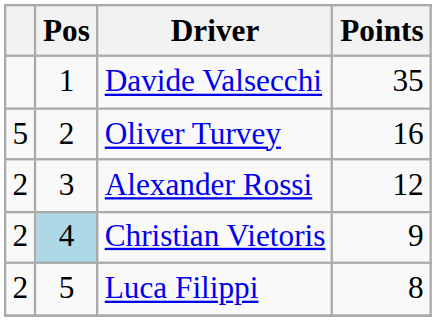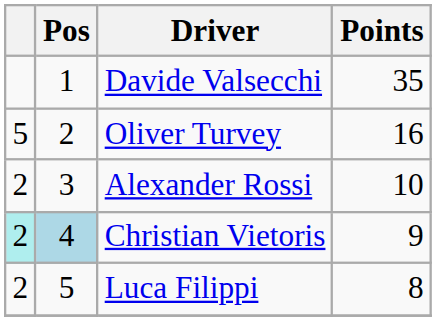(408, 184) 12 -> (408, 184) 10
(20, 236) no background -> (20, 236) paleturquoise background
